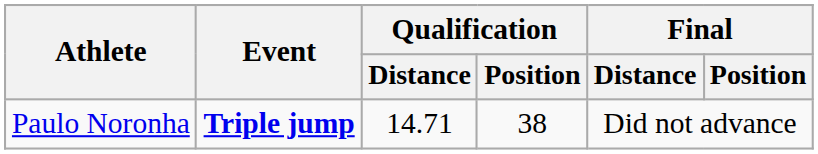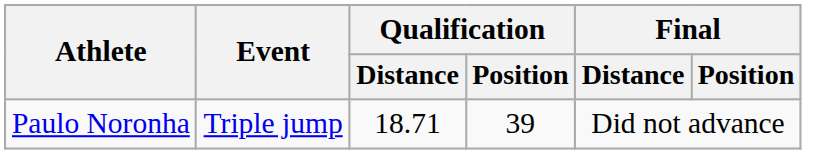(279, 123) bold -> (273, 123) normal
(420, 123) 14.71 -> (408, 123) 18.71
(532, 123) 38 -> (520, 123) 39
